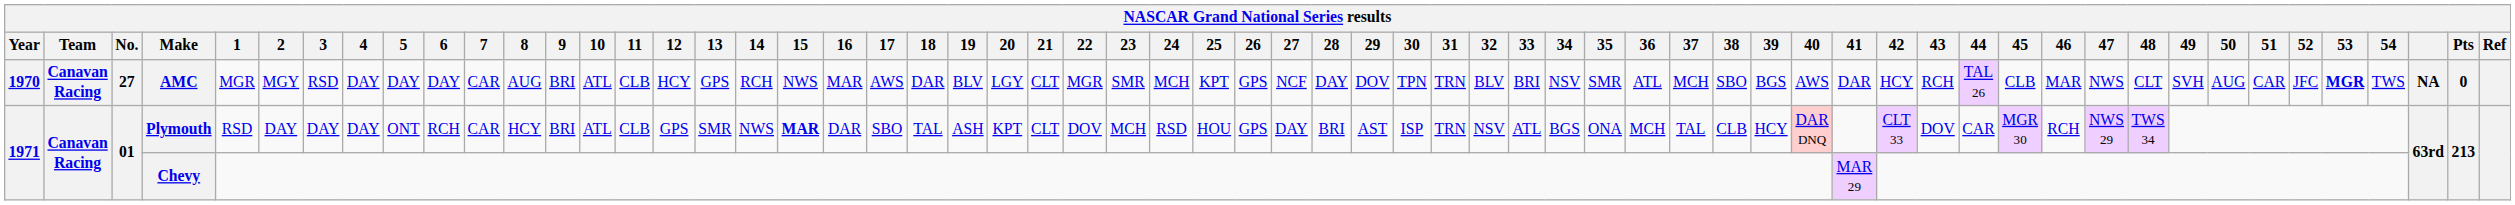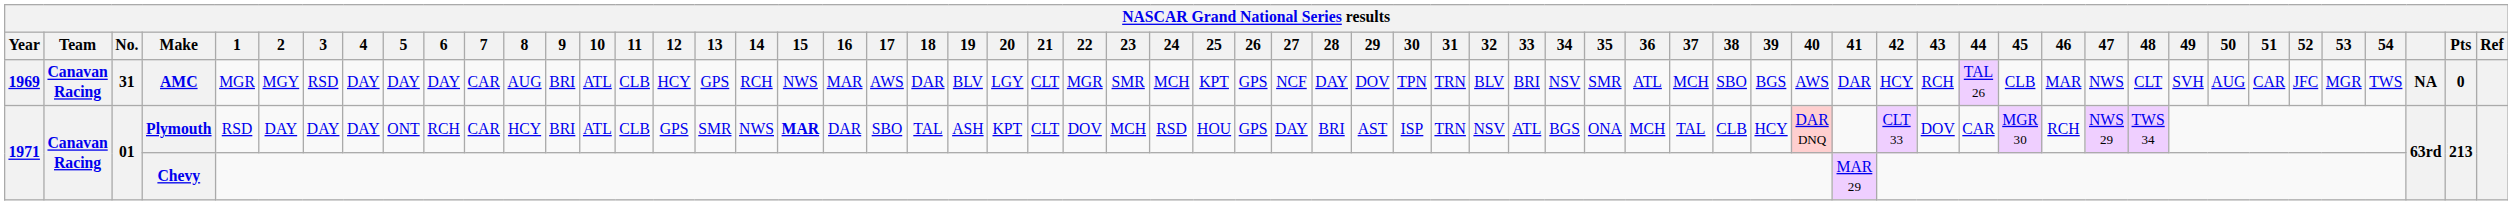(24, 82) 1970 -> (24, 82) 1969
(127, 82) 27 -> (127, 82) 31
(2345, 82) bold -> (2344, 82) normal
